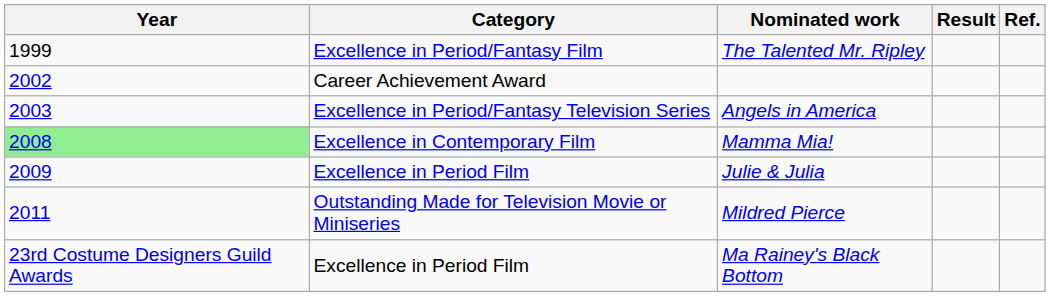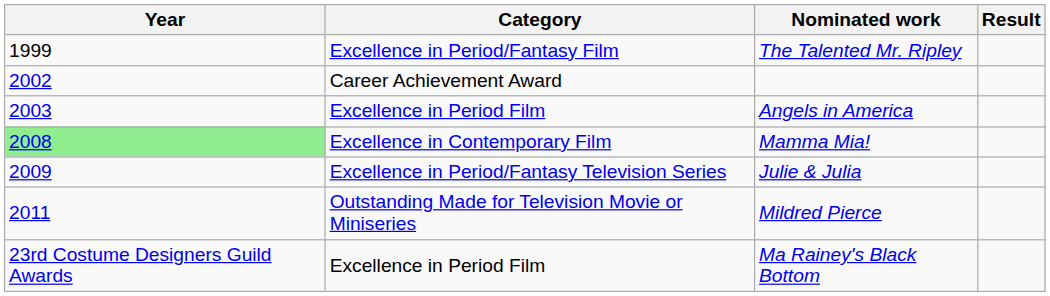- column: (1022, 19)
(512, 111) Excellence in Period/Fantasy Television Series -> (437, 111) Excellence in Period Film
(421, 171) Excellence in Period Film -> (528, 171) Excellence in Period/Fantasy Television Series
